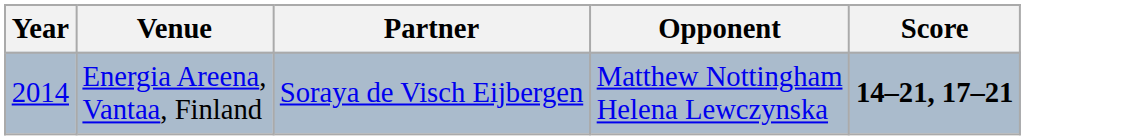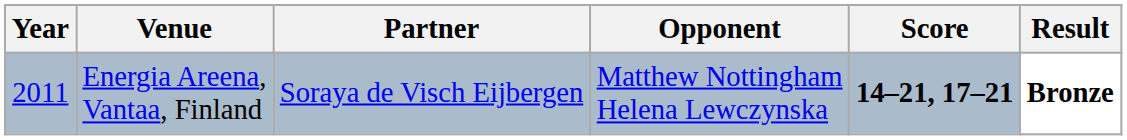+ column: (1070, 28)
(40, 92) 2014 -> (40, 92) 2011
